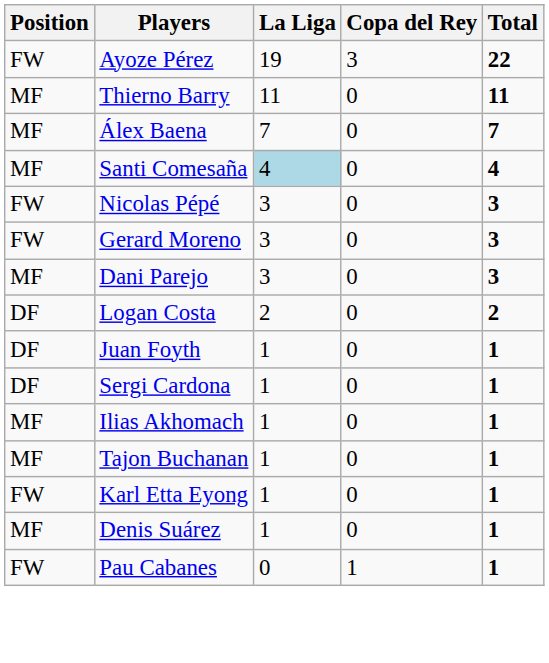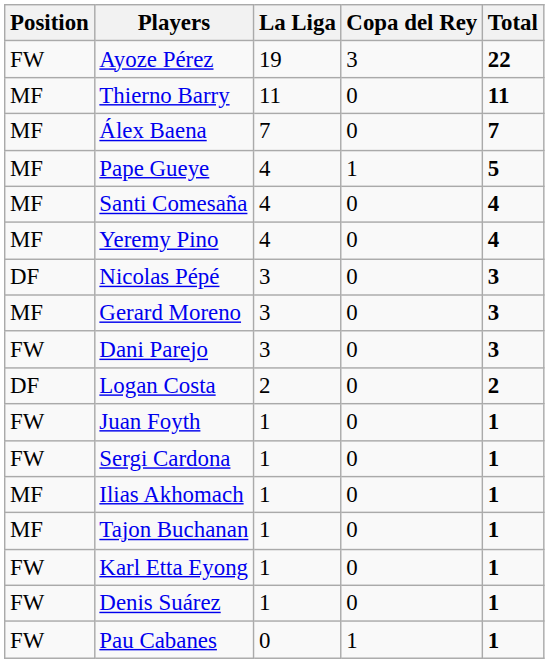+ row: (154, 167)
(265, 167) lightblue background -> (265, 204) no background
+ row: (159, 240)
(27, 204) FW -> (25, 276) DF
(27, 240) FW -> (27, 312) MF
(27, 276) MF -> (27, 349) FW
(25, 349) DF -> (27, 421) FW
(25, 385) DF -> (27, 458) FW
(27, 530) MF -> (27, 603) FW
